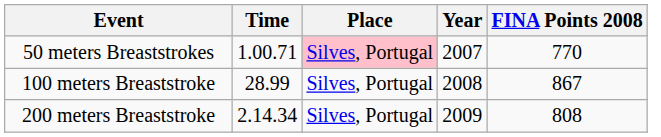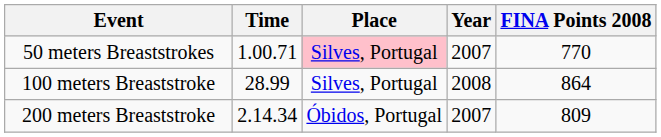(567, 83) 867 -> (576, 83) 864
(370, 115) Silves, Portugal -> (374, 115) Óbidos, Portugal
(462, 115) 2009 -> (471, 115) 2007
(567, 115) 808 -> (576, 115) 809
